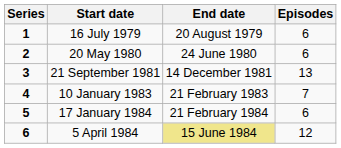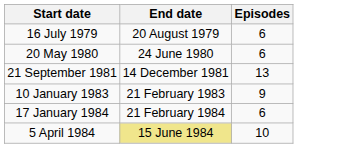- column: (26, 14)
(306, 93) 7 -> (262, 93) 9
(306, 133) 12 -> (262, 133) 10
